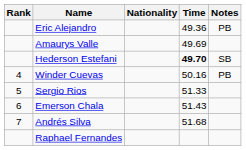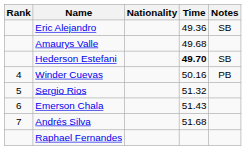(225, 28) PB -> (225, 28) SB
(194, 44) 49.69 -> (194, 44) 49.68
(194, 91) 51.33 -> (194, 91) 51.32
